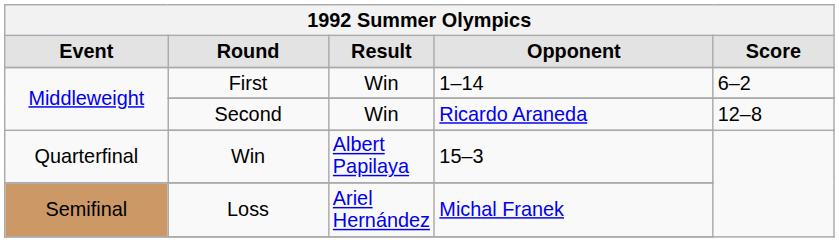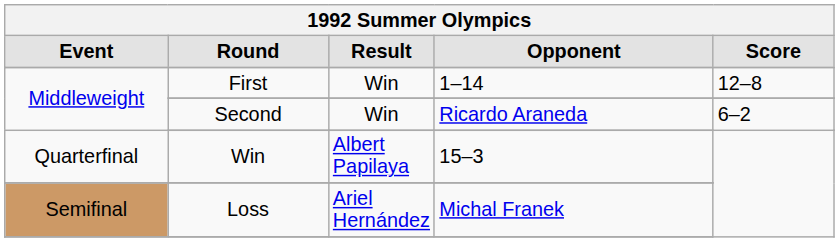(734, 83) 6–2 -> (740, 83) 12–8
(740, 114) 12–8 -> (734, 114) 6–2
